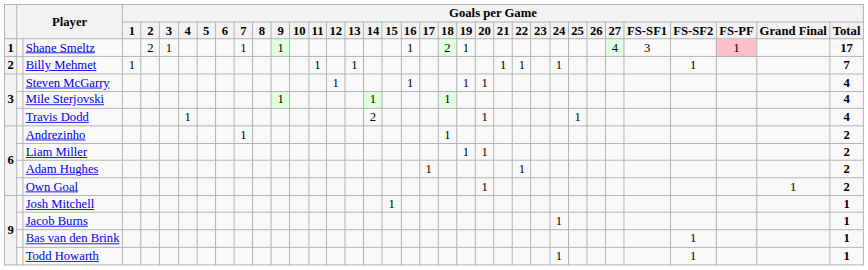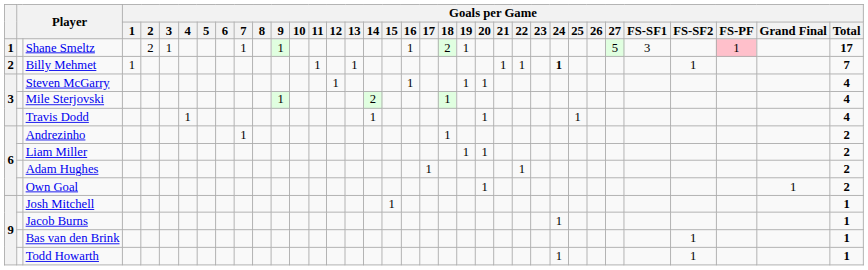(615, 48) 4 -> (615, 48) 5
(559, 65) normal -> (559, 65) bold
(373, 100) 1 -> (373, 100) 2
(373, 117) 2 -> (373, 117) 1
